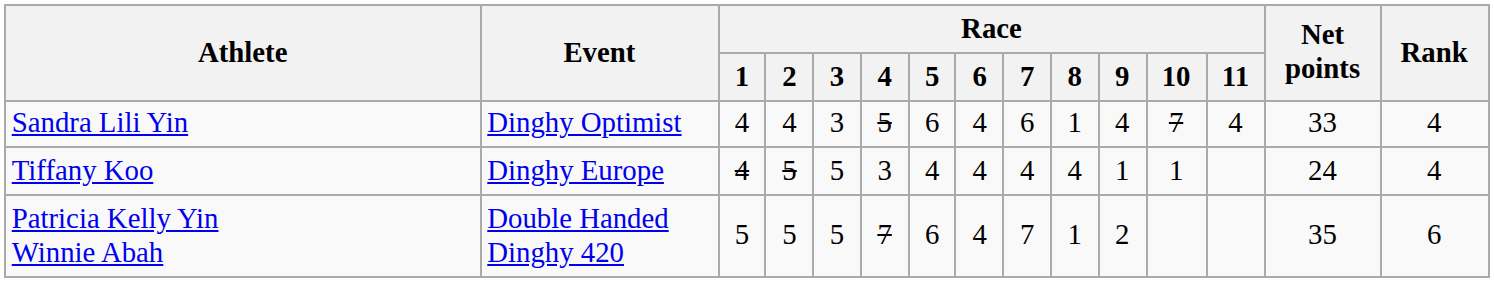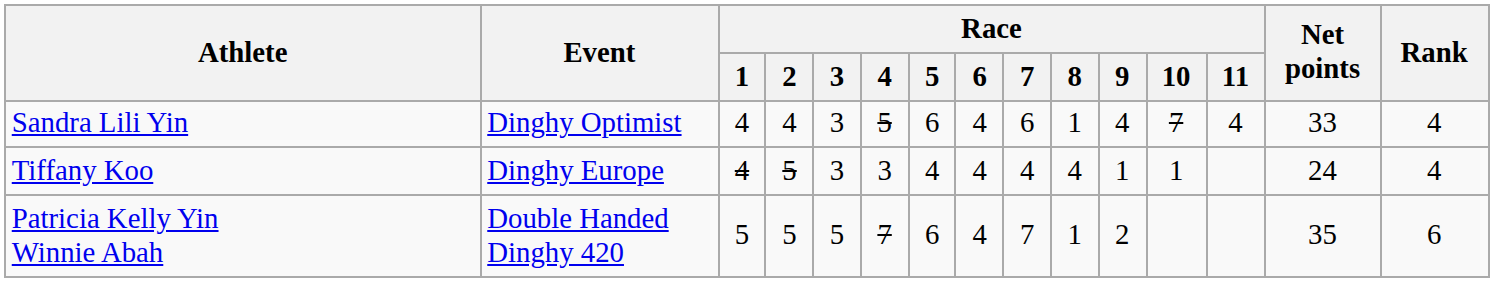(837, 171) 5 -> (837, 171) 3
